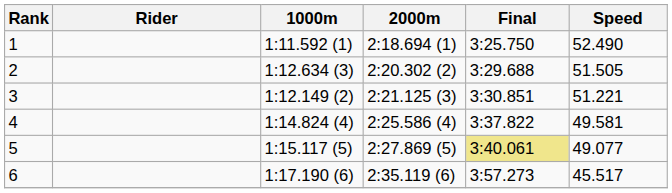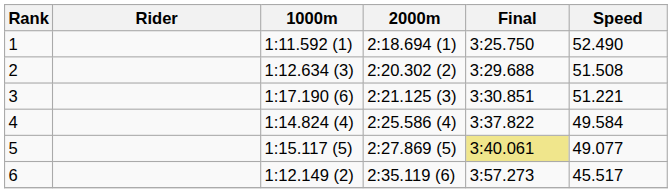(598, 70) 51.505 -> (598, 70) 51.508
(309, 97) 1:12.149 (2) -> (309, 97) 1:17.190 (6)
(598, 123) 49.581 -> (598, 123) 49.584
(309, 175) 1:17.190 (6) -> (309, 175) 1:12.149 (2)
